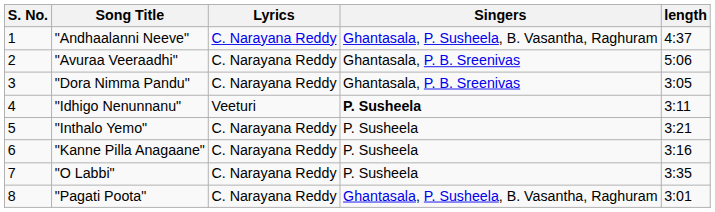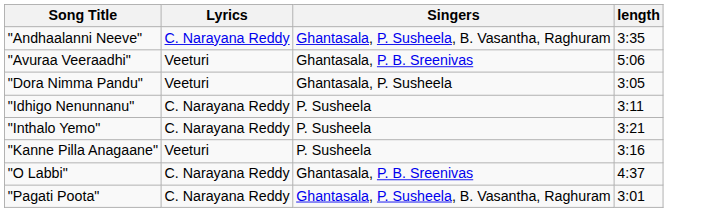- column: (28, 15)
(678, 38) 4:37 -> (631, 38) 3:35
(274, 60) C. Narayana Reddy -> (187, 60) Veeturi
(274, 83) C. Narayana Reddy -> (187, 83) Veeturi
(432, 83) Ghantasala, P. B. Sreenivas -> (374, 83) Ghantasala, P. Susheela
(234, 106) Veeturi -> (227, 106) C. Narayana Reddy
(382, 106) bold -> (334, 106) normal
(274, 151) C. Narayana Reddy -> (187, 151) Veeturi
(381, 173) P. Susheela -> (385, 173) Ghantasala, P. B. Sreenivas
(678, 173) 3:35 -> (631, 173) 4:37
